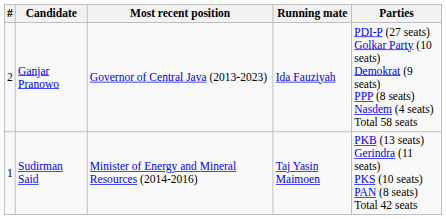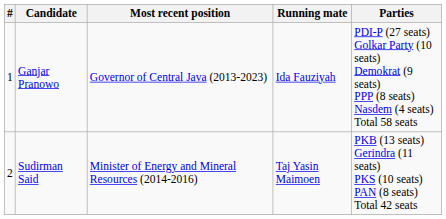(10, 77) 2 -> (10, 77) 1
(10, 173) 1 -> (10, 173) 2
